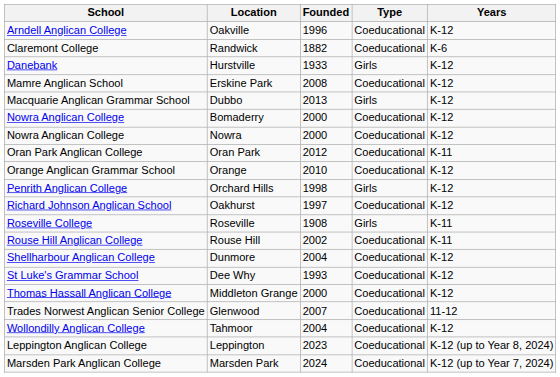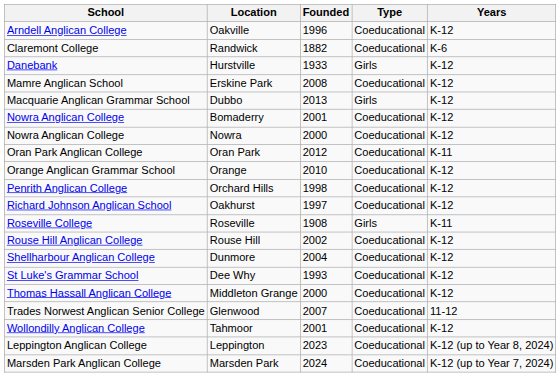(315, 118) 2000 -> (315, 118) 2001
(366, 188) Girls -> (390, 188) Coeducational
(441, 240) K-11 -> (442, 240) K-12
(315, 328) 2004 -> (315, 328) 2001
